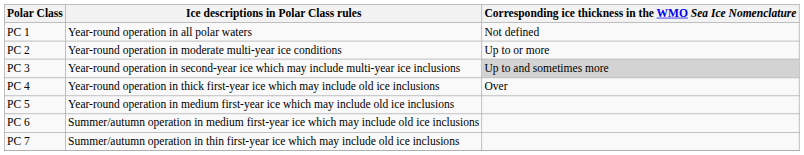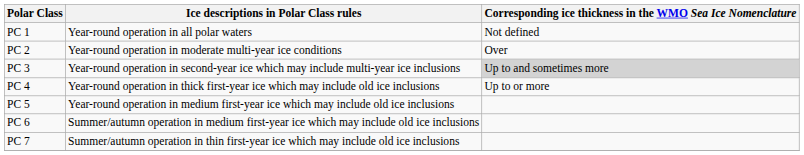(517, 50) Up to or more -> (496, 50) Over
(496, 86) Over -> (517, 86) Up to or more
